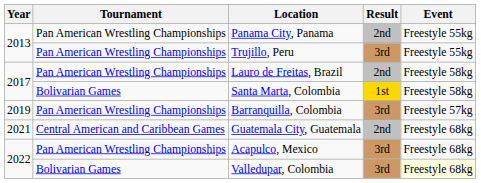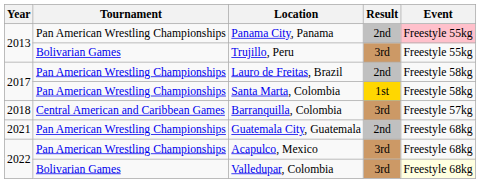(438, 33) no background -> (438, 33) pink background
(131, 52) Pan American Wrestling Championships -> (78, 52) Bolivarian Games
(78, 91) Bolivarian Games -> (131, 91) Pan American Wrestling Championships
(19, 110) 2019 -> (19, 110) 2018
(131, 110) Pan American Wrestling Championships -> (130, 110) Central American and Caribbean Games
(130, 130) Central American and Caribbean Games -> (131, 130) Pan American Wrestling Championships
